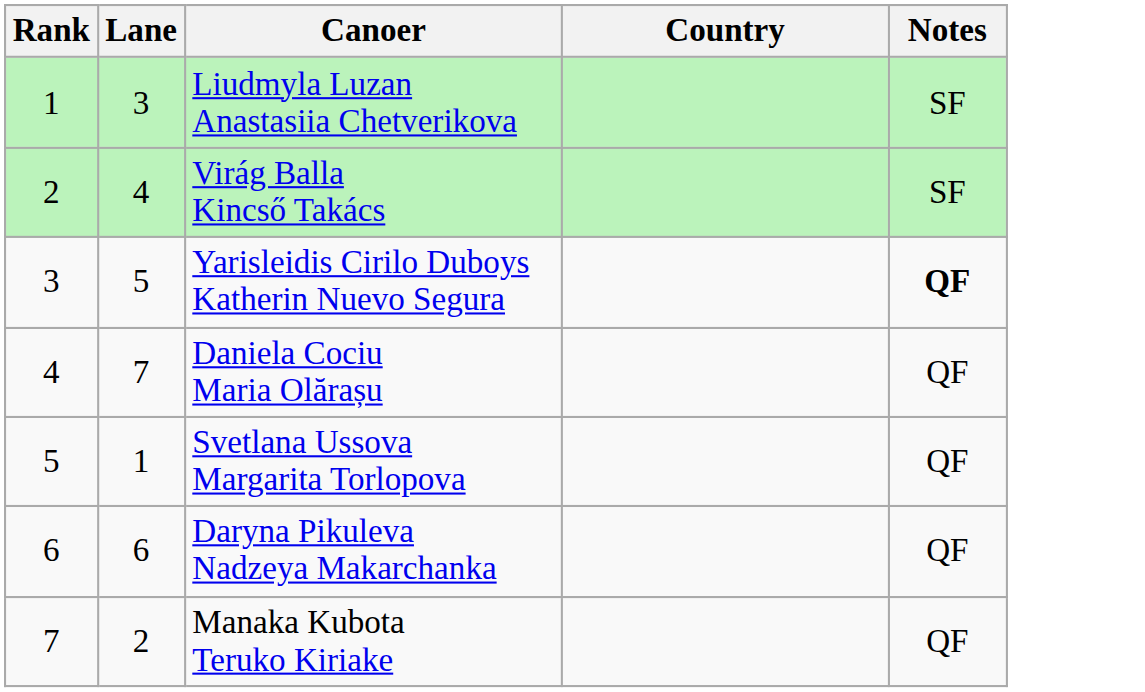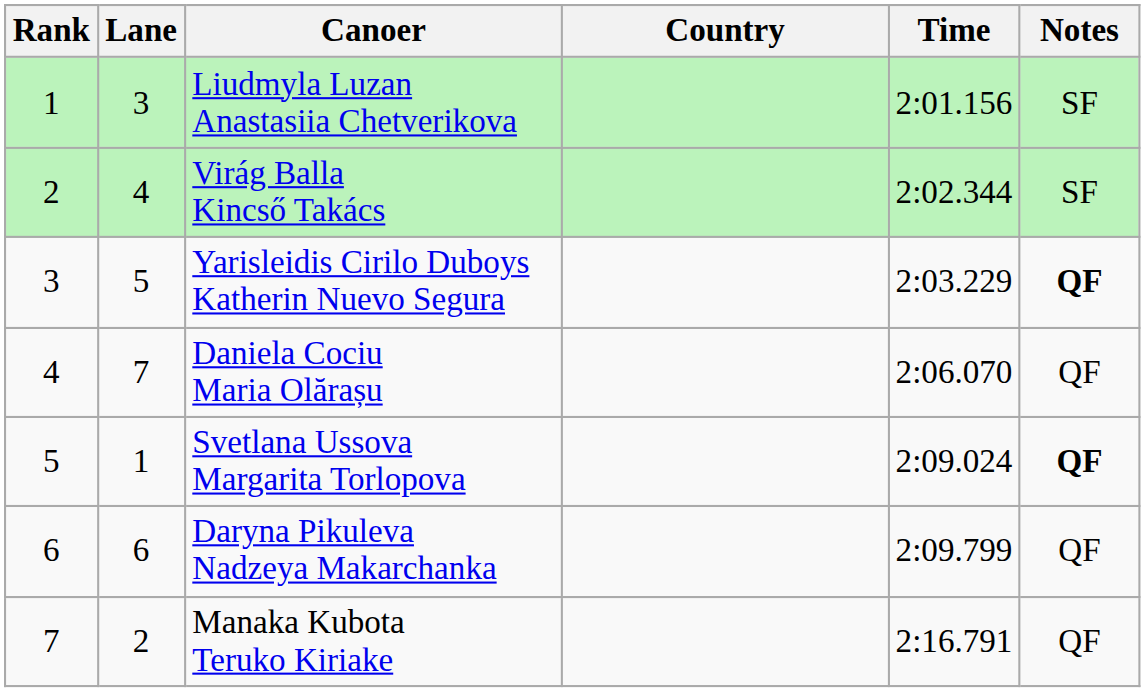+ column: (954, 30)
(947, 461) normal -> (1079, 461) bold
